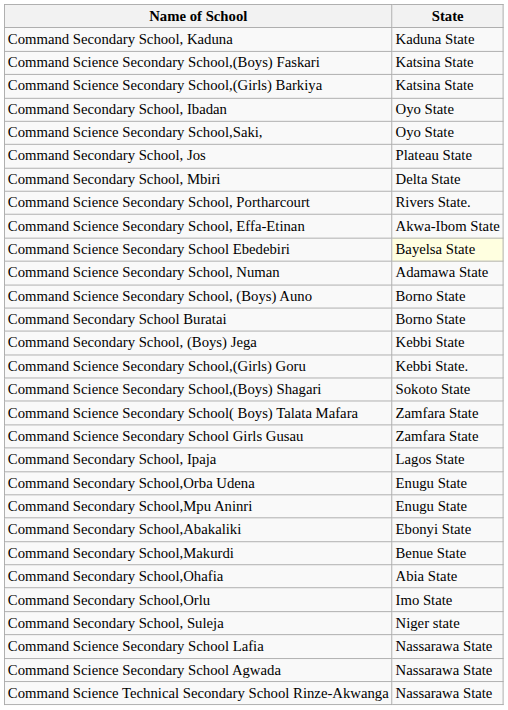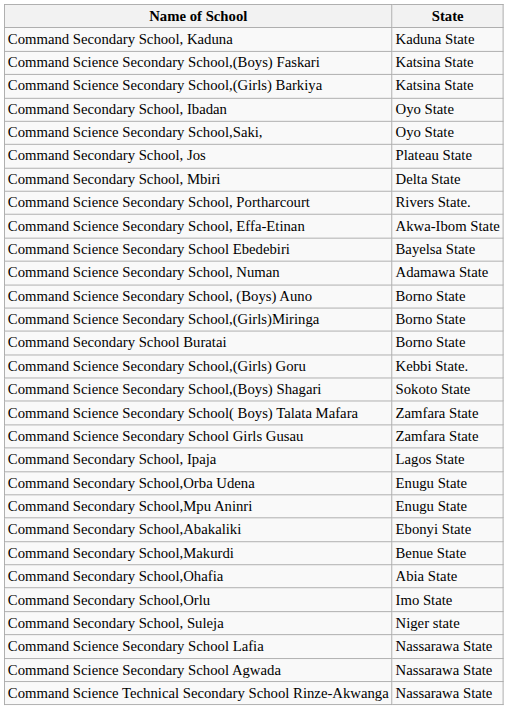(435, 249) lightyellow background -> (435, 249) no background
+ row: (164, 319)
- row: (132, 343)
